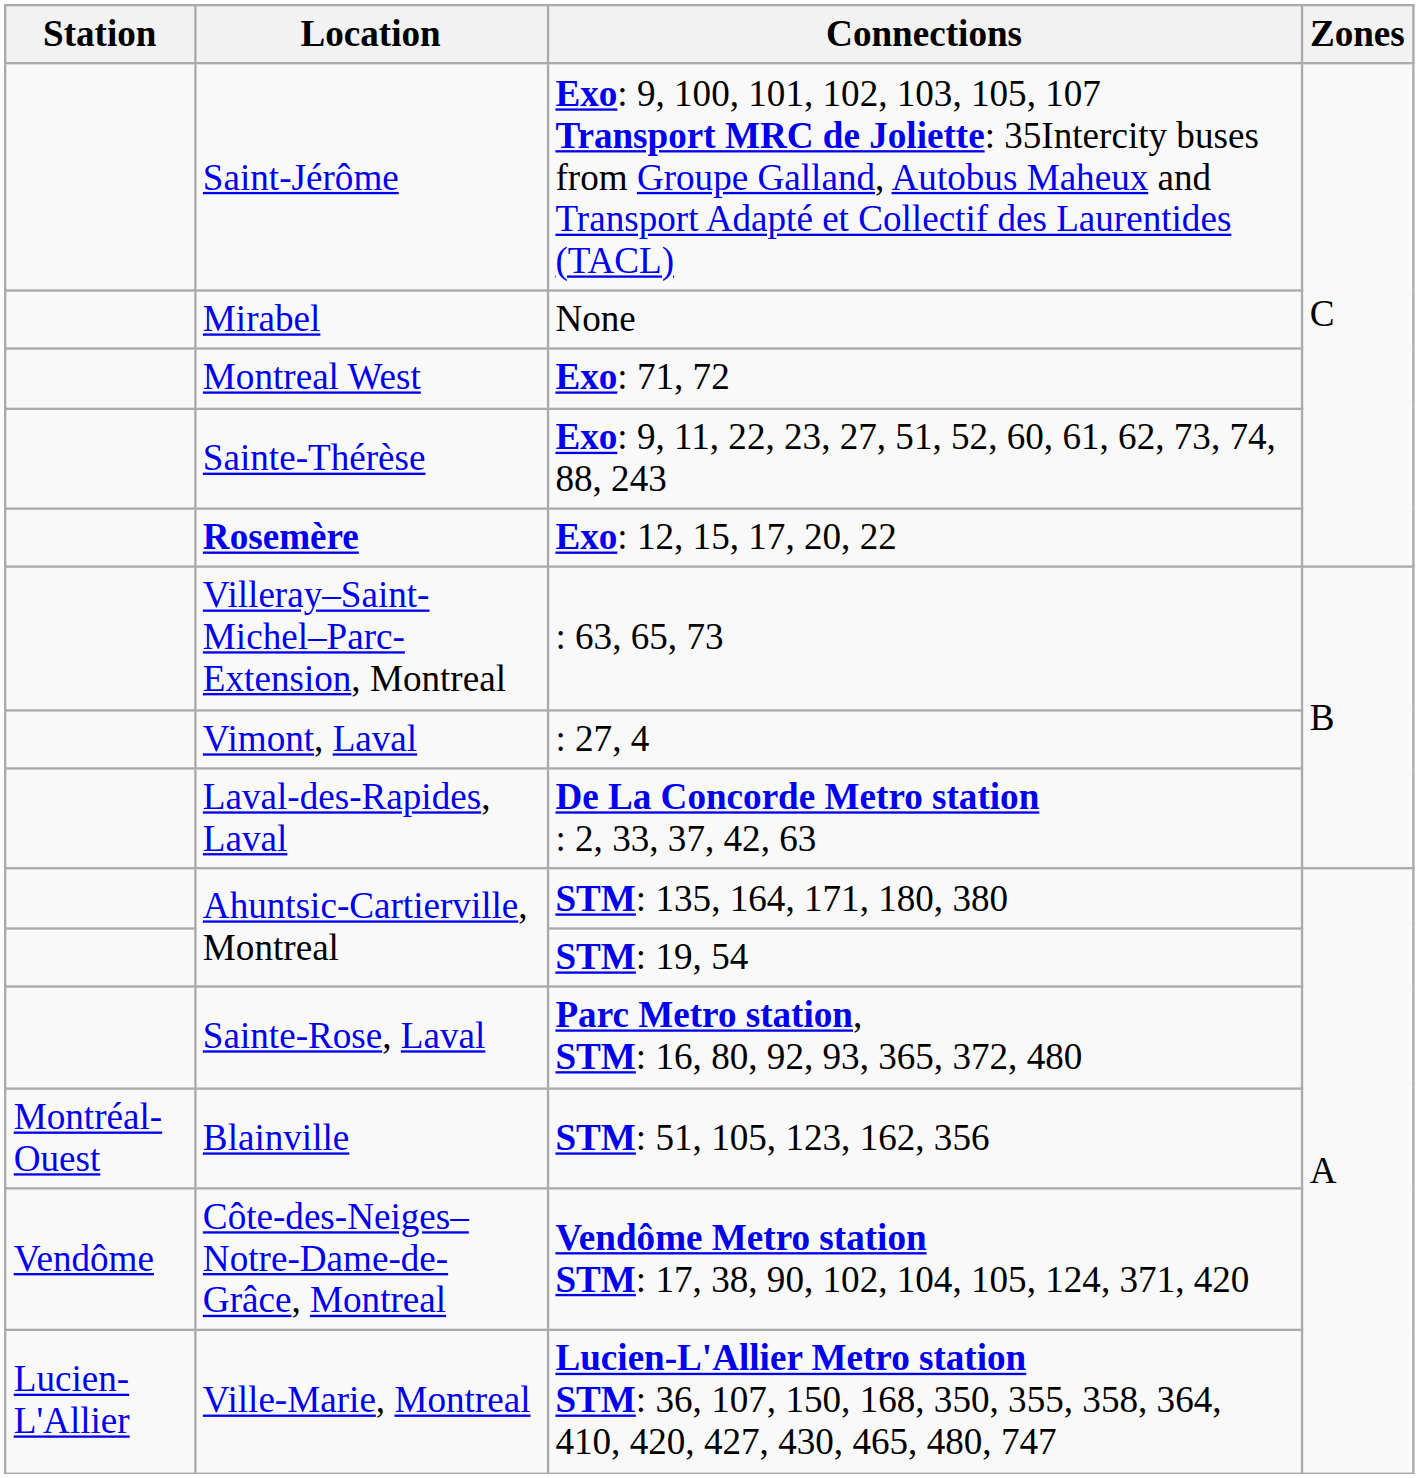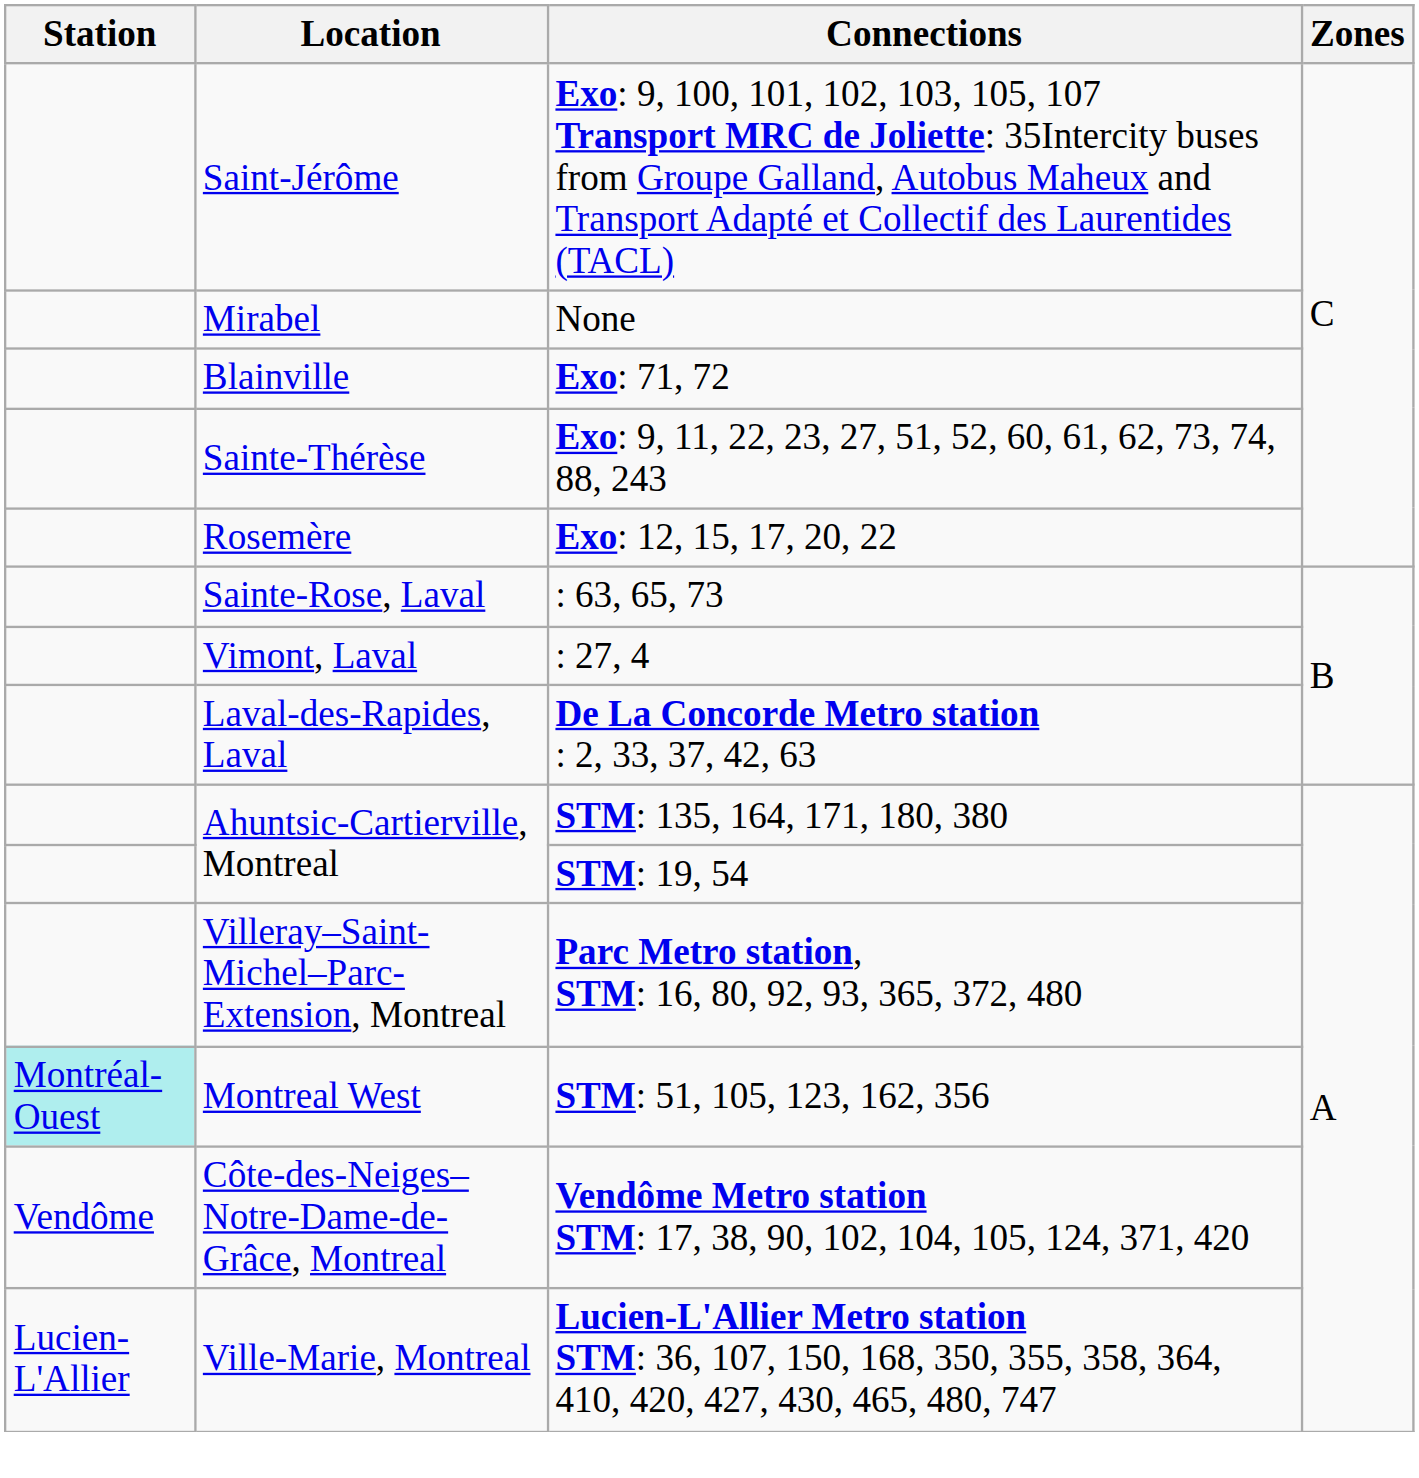(312, 377) Montreal West -> (276, 377) Blainville
(281, 537) bold -> (277, 537) normal
(354, 637) Villeray–Saint-Michel–Parc-Extension, Montreal -> (344, 595) Sainte-Rose, Laval
(344, 1036) Sainte-Rose, Laval -> (354, 973) Villeray–Saint-Michel–Parc-Extension, Montreal
(88, 1137) no background -> (88, 1095) paleturquoise background
(276, 1137) Blainville -> (312, 1095) Montreal West
